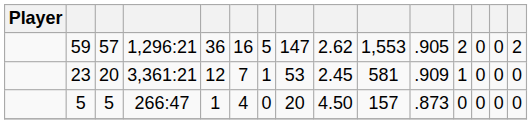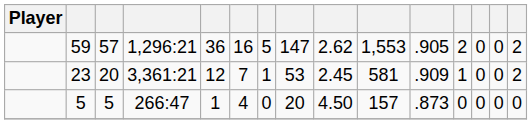(517, 75) 0 -> (517, 75) 2
